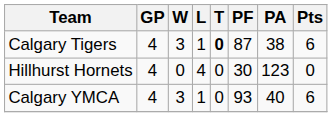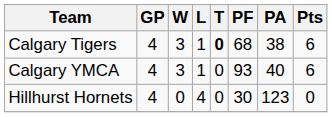(243, 44) 87 -> (243, 44) 68
rows swapped: (64, 97) <-> (70, 71)
